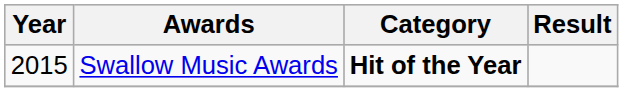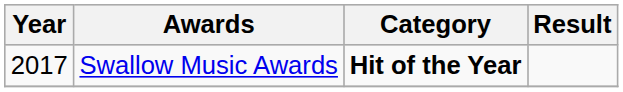(39, 65) 2015 -> (39, 65) 2017
